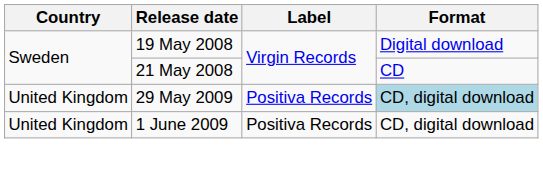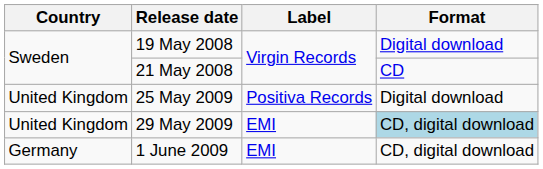+ row: (184, 97)
(309, 97) Positiva Records -> (261, 124) EMI
(68, 124) United Kingdom -> (43, 151) Germany
(309, 124) Positiva Records -> (261, 151) EMI
